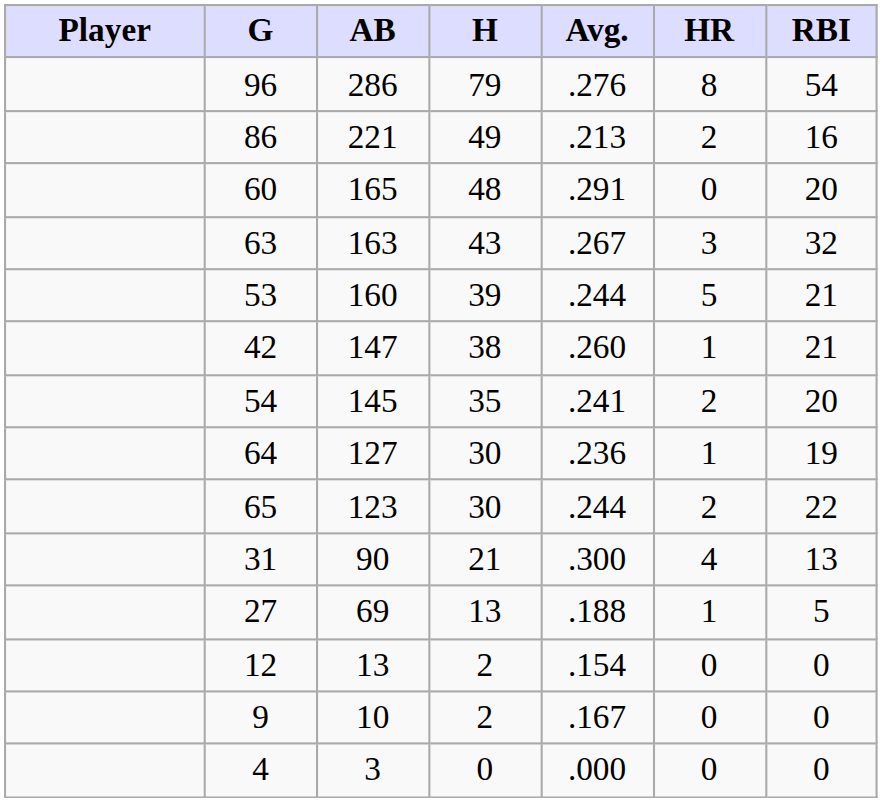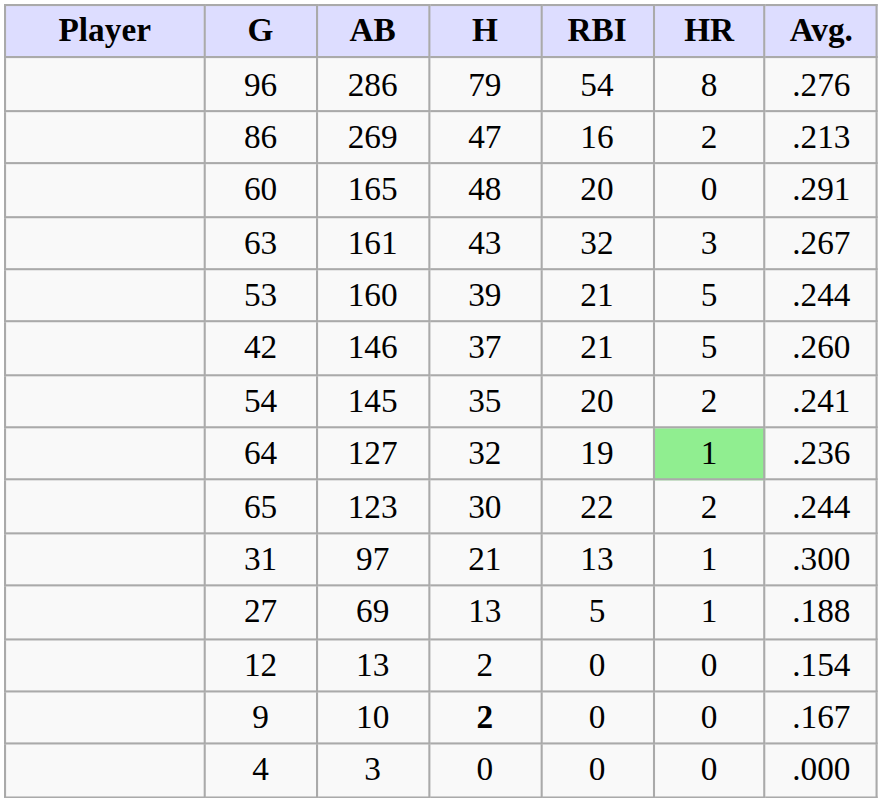columns swapped: (597, 30) <-> (821, 30)
(373, 136) 221 -> (373, 136) 269
(485, 136) 49 -> (485, 136) 47
(373, 242) 163 -> (373, 242) 161
(373, 347) 147 -> (373, 347) 146
(485, 347) 38 -> (485, 347) 37
(709, 347) 1 -> (709, 347) 5
(485, 453) 30 -> (485, 453) 32
(709, 453) no background -> (709, 453) lightgreen background
(373, 558) 90 -> (373, 558) 97
(709, 558) 4 -> (709, 558) 1
(485, 717) normal -> (485, 717) bold
